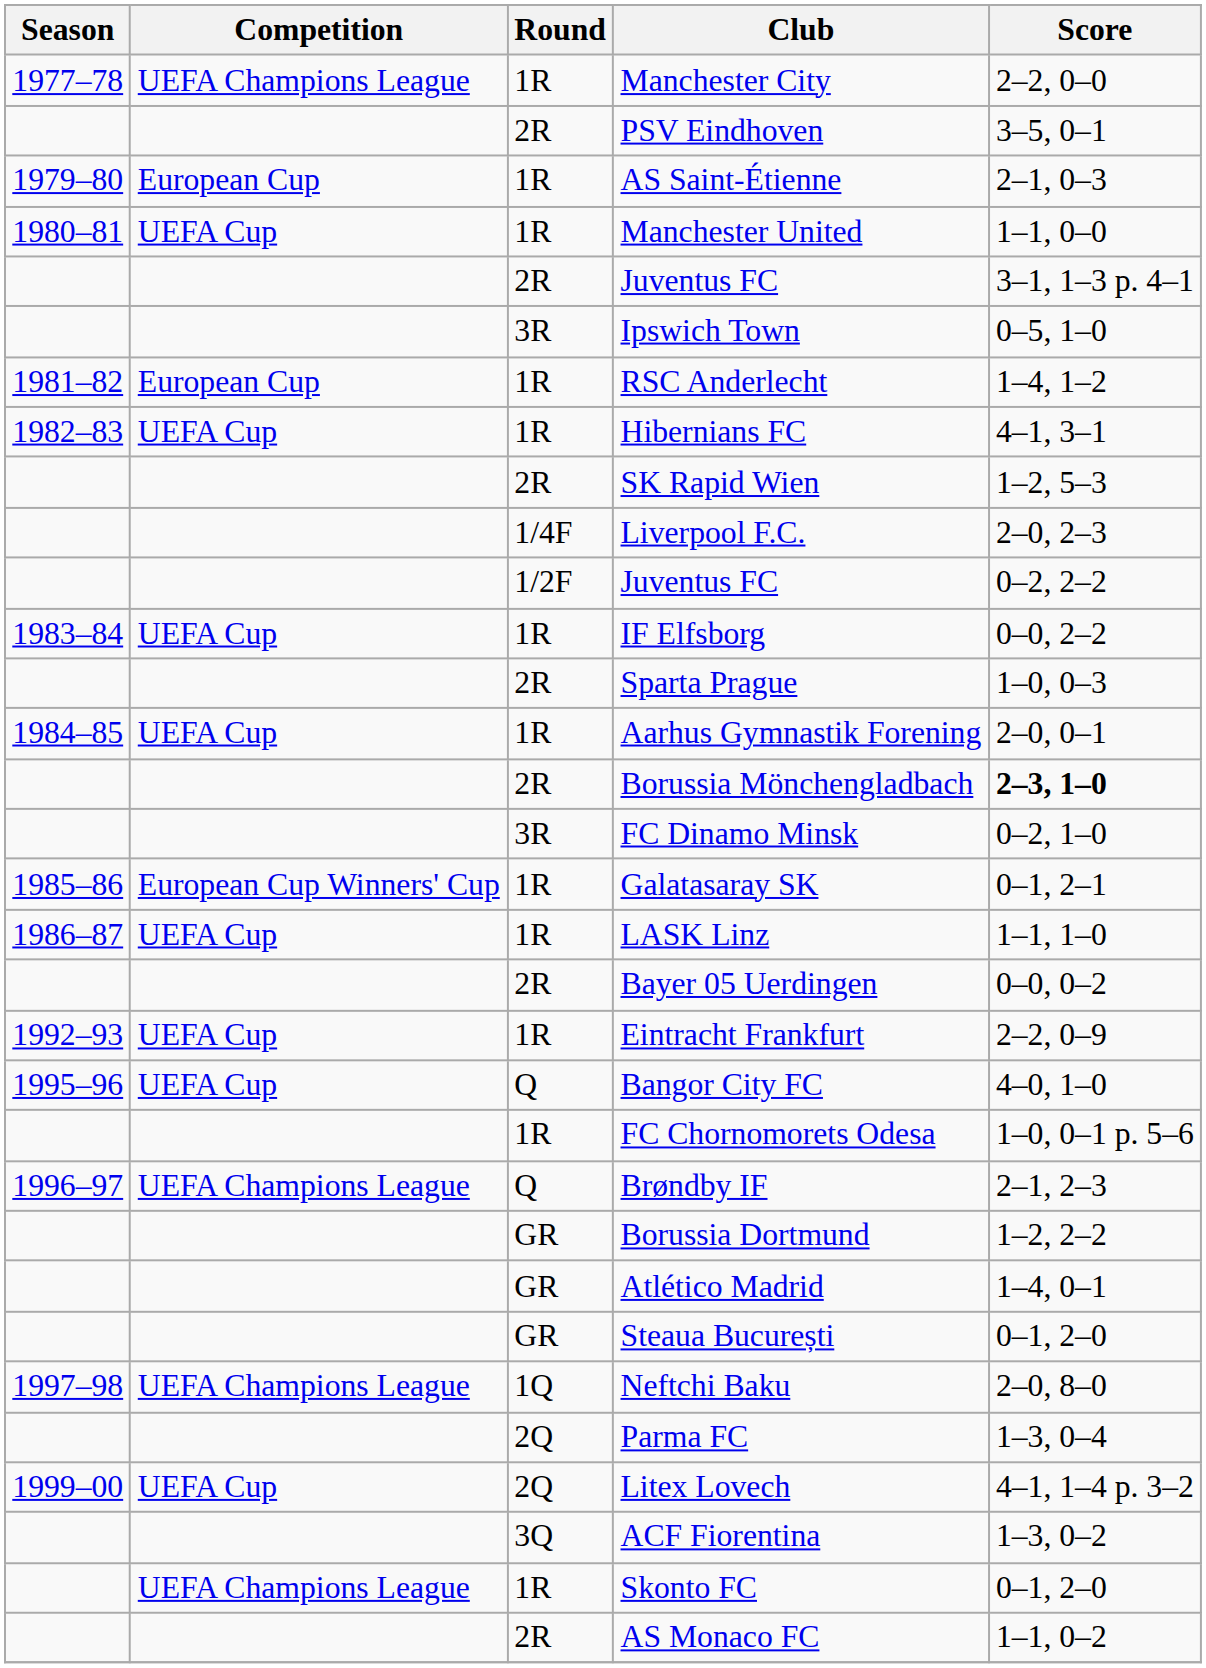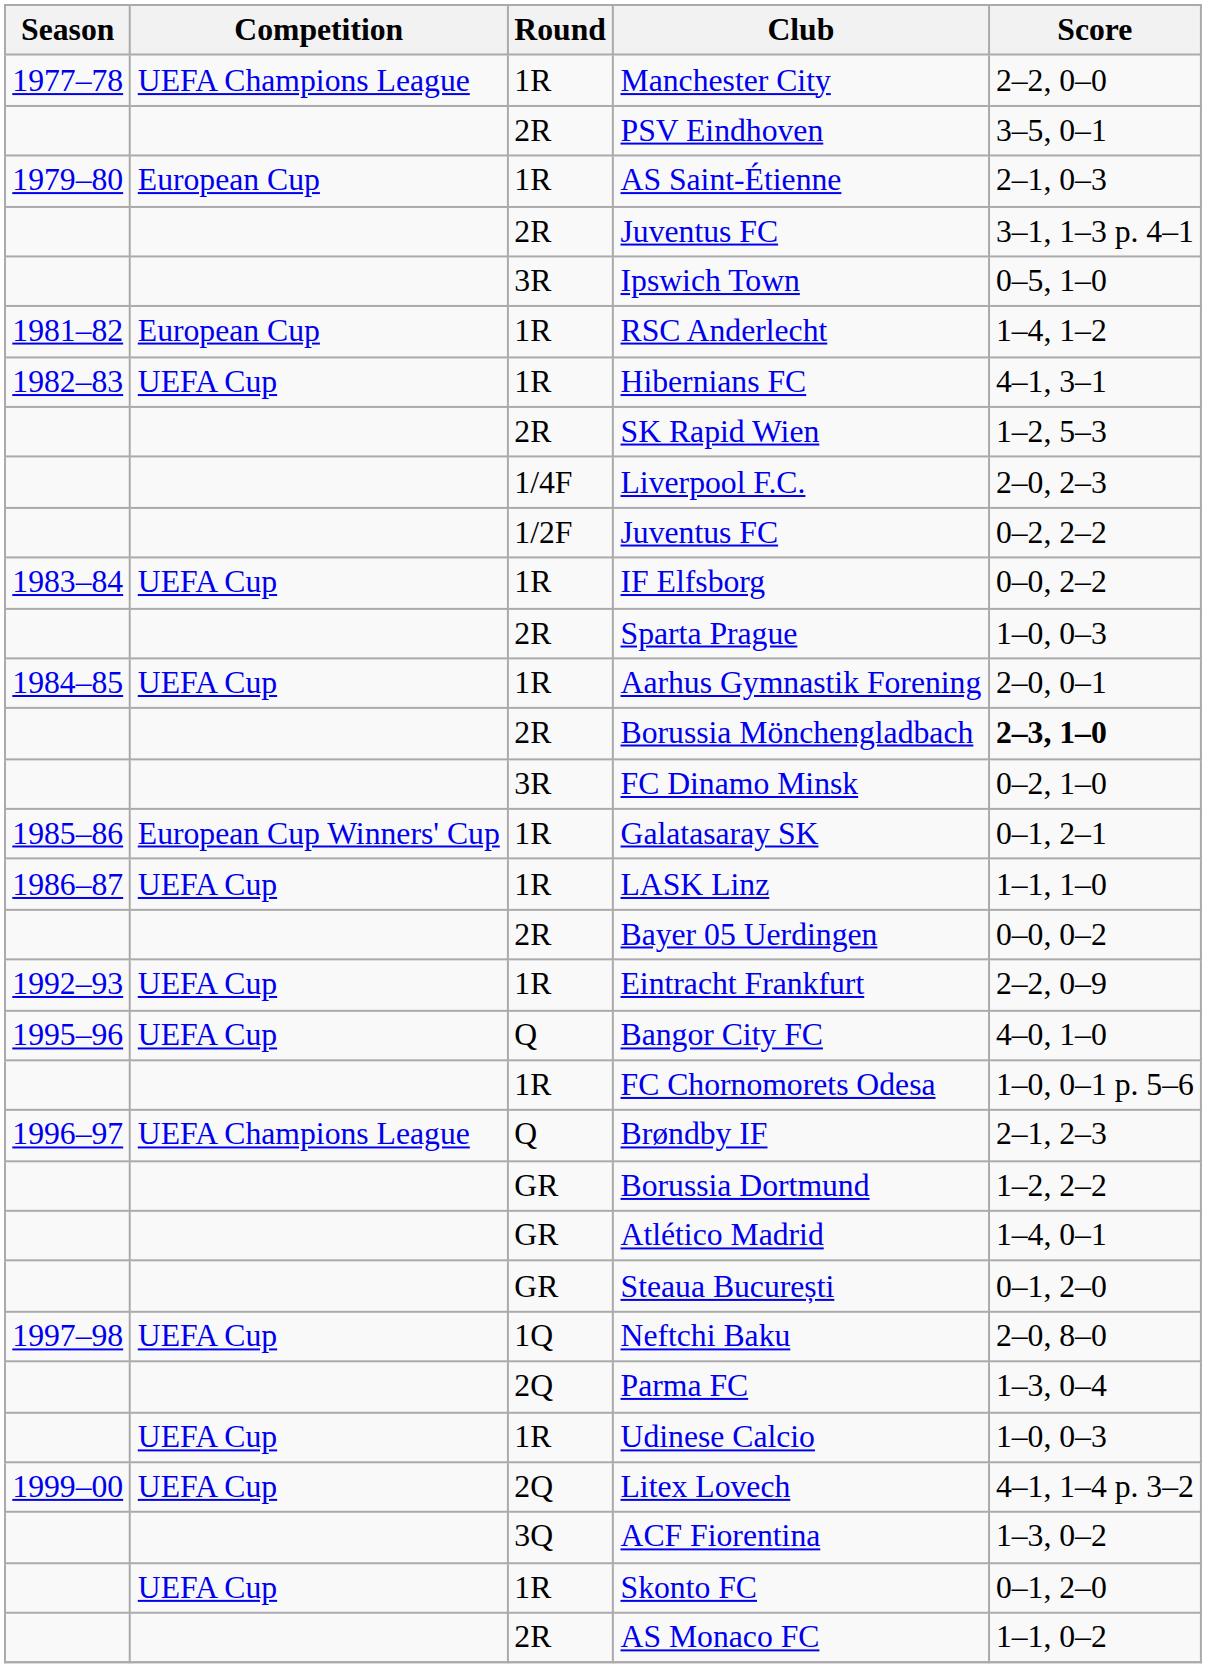- row: (533, 230)
(304, 1386) UEFA Champions League -> (207, 1335) UEFA Cup
+ row: (533, 1436)
(304, 1587) UEFA Champions League -> (207, 1587) UEFA Cup
